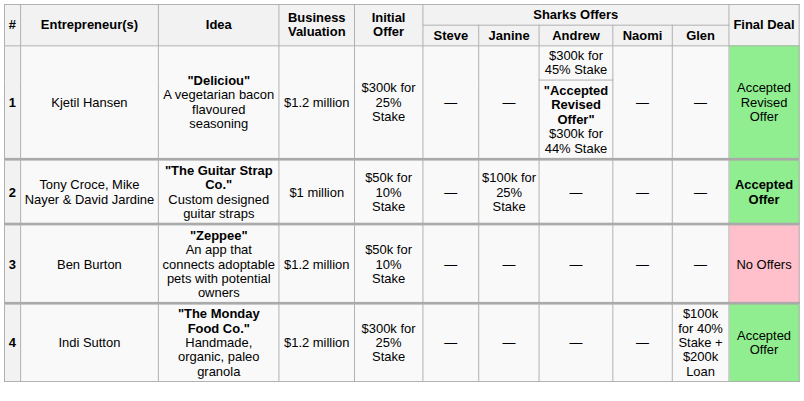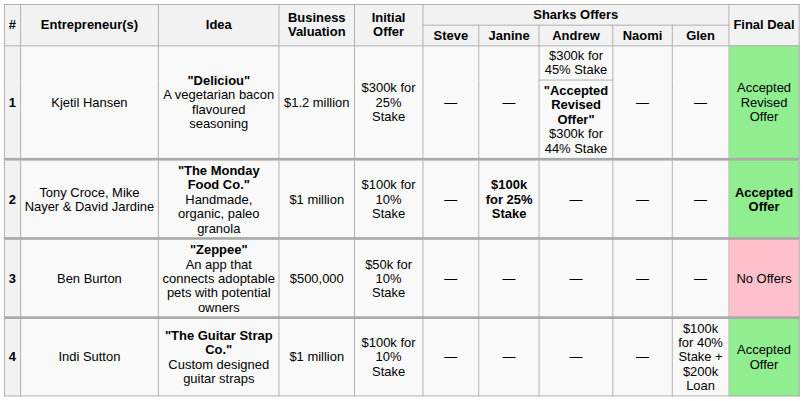(219, 192) "The Guitar Strap Co." Custom designed guitar straps -> (219, 200) "The Monday Food Co." Handmade, organic, paleo granola
(389, 192) $50k for 10% Stake -> (389, 200) $100k for 10% Stake
(509, 192) normal -> (509, 200) bold
(317, 264) $1.2 million -> (317, 279) $500,000
(219, 343) "The Monday Food Co." Handmade, organic, paleo granola -> (219, 358) "The Guitar Strap Co." Custom designed guitar straps
(317, 343) $1.2 million -> (317, 358) $1 million
(389, 343) $300k for 25% Stake -> (389, 358) $100k for 10% Stake
